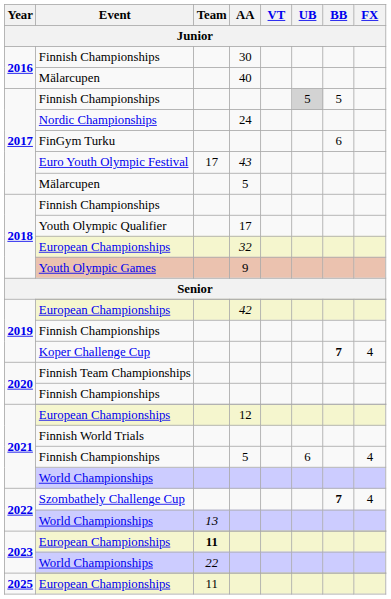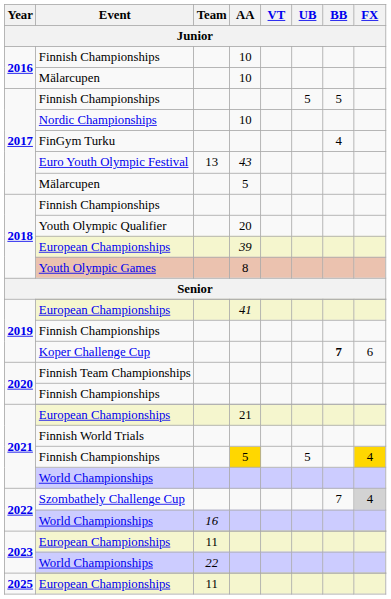(245, 57) 30 -> (245, 57) 10
(245, 78) 40 -> (245, 78) 10
(308, 99) lightgrey background -> (308, 99) no background
(245, 120) 24 -> (245, 120) 10
(339, 141) 6 -> (339, 141) 4
(212, 162) 17 -> (212, 162) 13
(245, 225) 17 -> (245, 225) 20
(245, 246) 32 -> (245, 246) 39
(245, 267) 9 -> (245, 267) 8
(245, 309) 42 -> (245, 309) 41
(370, 352) 4 -> (370, 352) 6
(245, 415) 12 -> (245, 415) 21
(245, 457) no background -> (245, 457) gold background
(308, 457) 6 -> (308, 457) 5
(370, 457) no background -> (370, 457) gold background
(339, 499) bold -> (339, 499) normal
(370, 499) no background -> (370, 499) lightgrey background
(212, 520) 13 -> (212, 520) 16
(212, 541) bold -> (212, 541) normal
